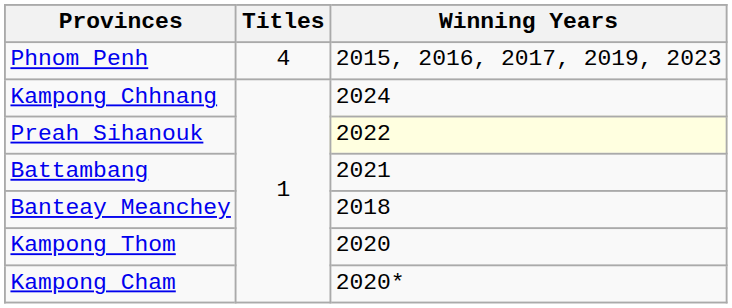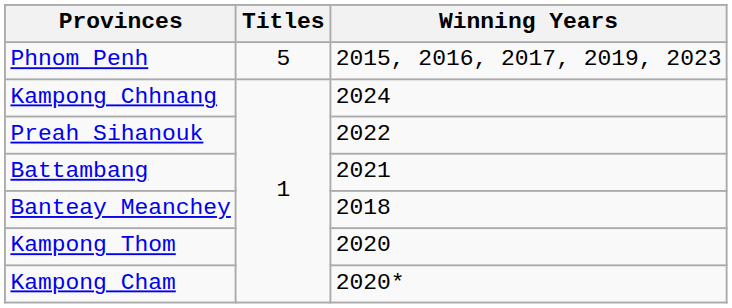(283, 61) 4 -> (283, 61) 5
(363, 135) lightyellow background -> (363, 135) no background
